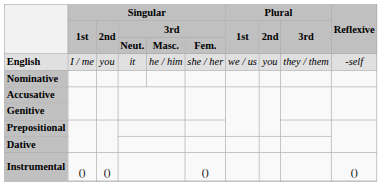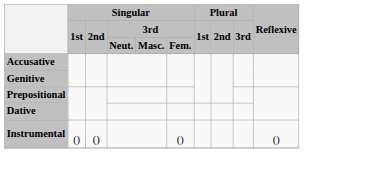- row: (23, 62)
- row: (32, 78)
